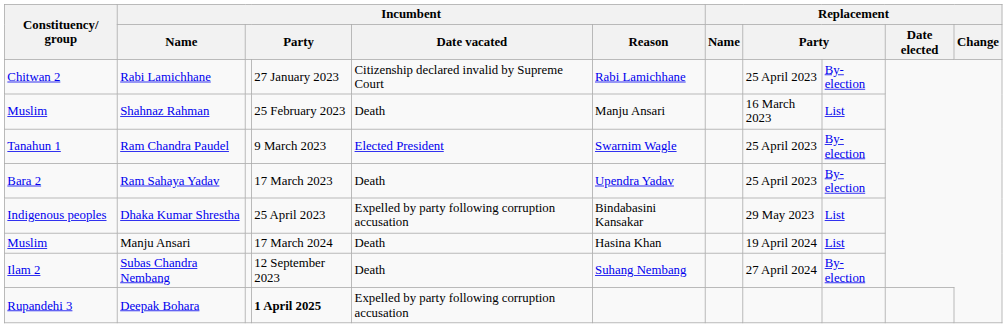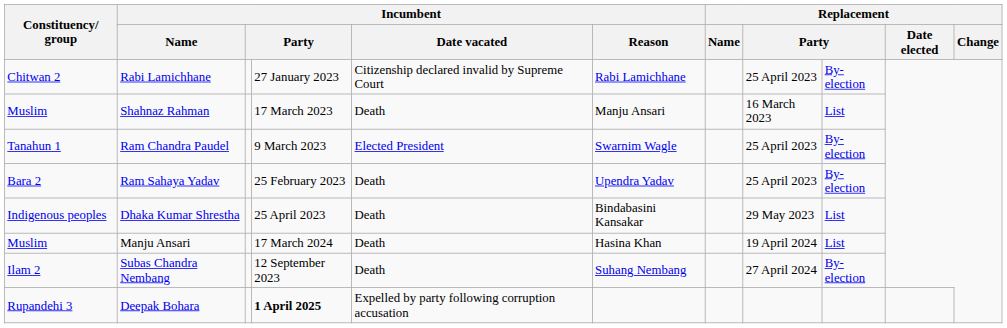(300, 111) 25 February 2023 -> (293, 111) 17 March 2023
(293, 180) 17 March 2023 -> (300, 180) 25 February 2023
(455, 215) Expelled by party following corruption accusation -> (370, 215) Death
